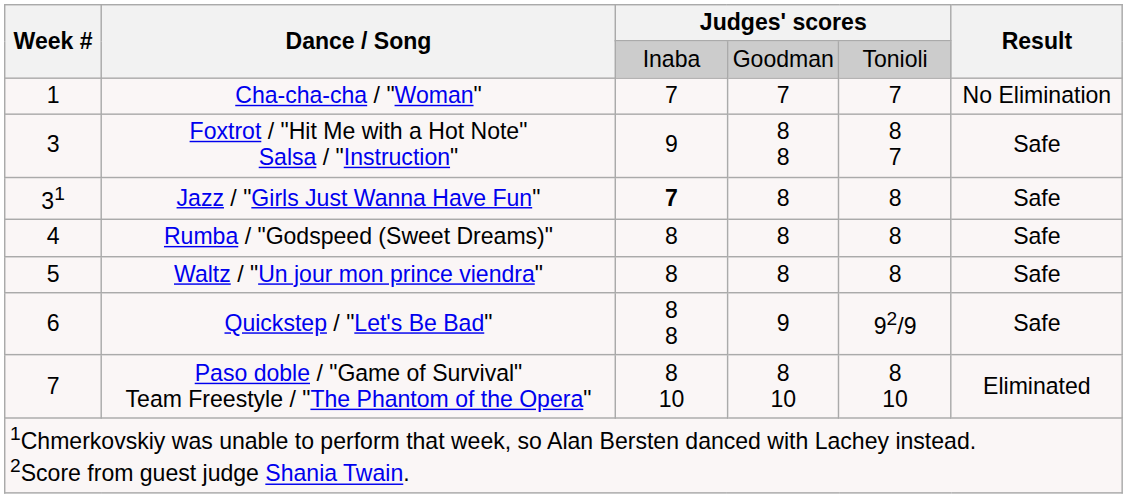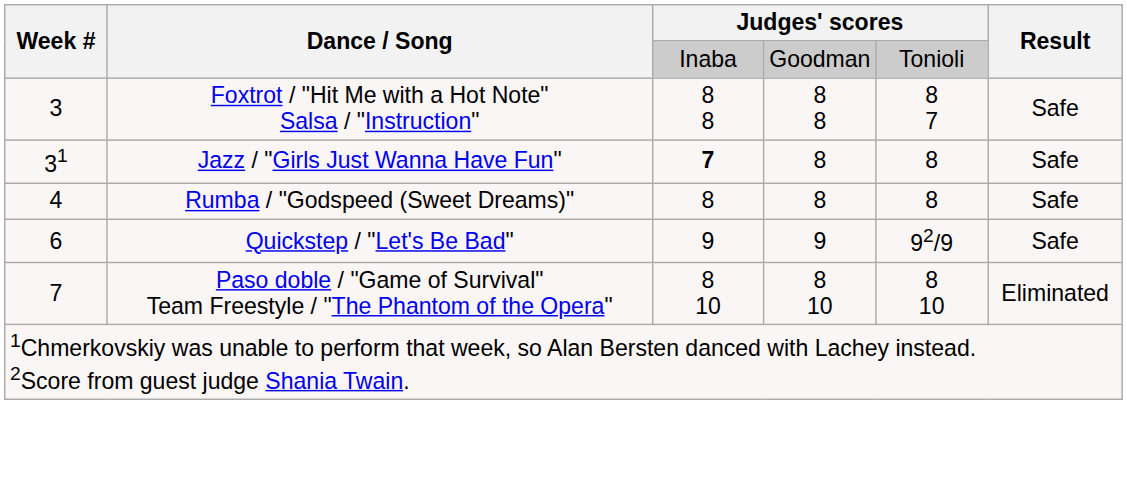- row: (358, 95)
(671, 145) 9 -> (708, 108) 8 8
- row: (358, 274)
(671, 323) 8 8 -> (708, 240) 9
